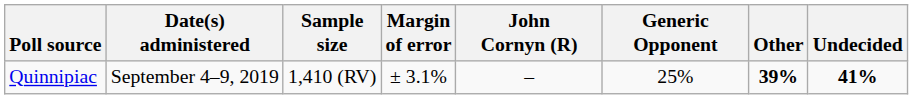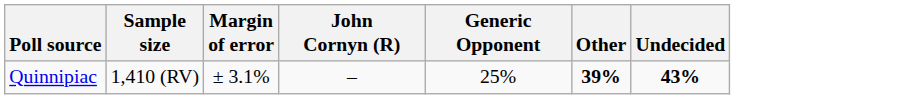- column: (195, 32)
(858, 76) 41% -> (680, 76) 43%
